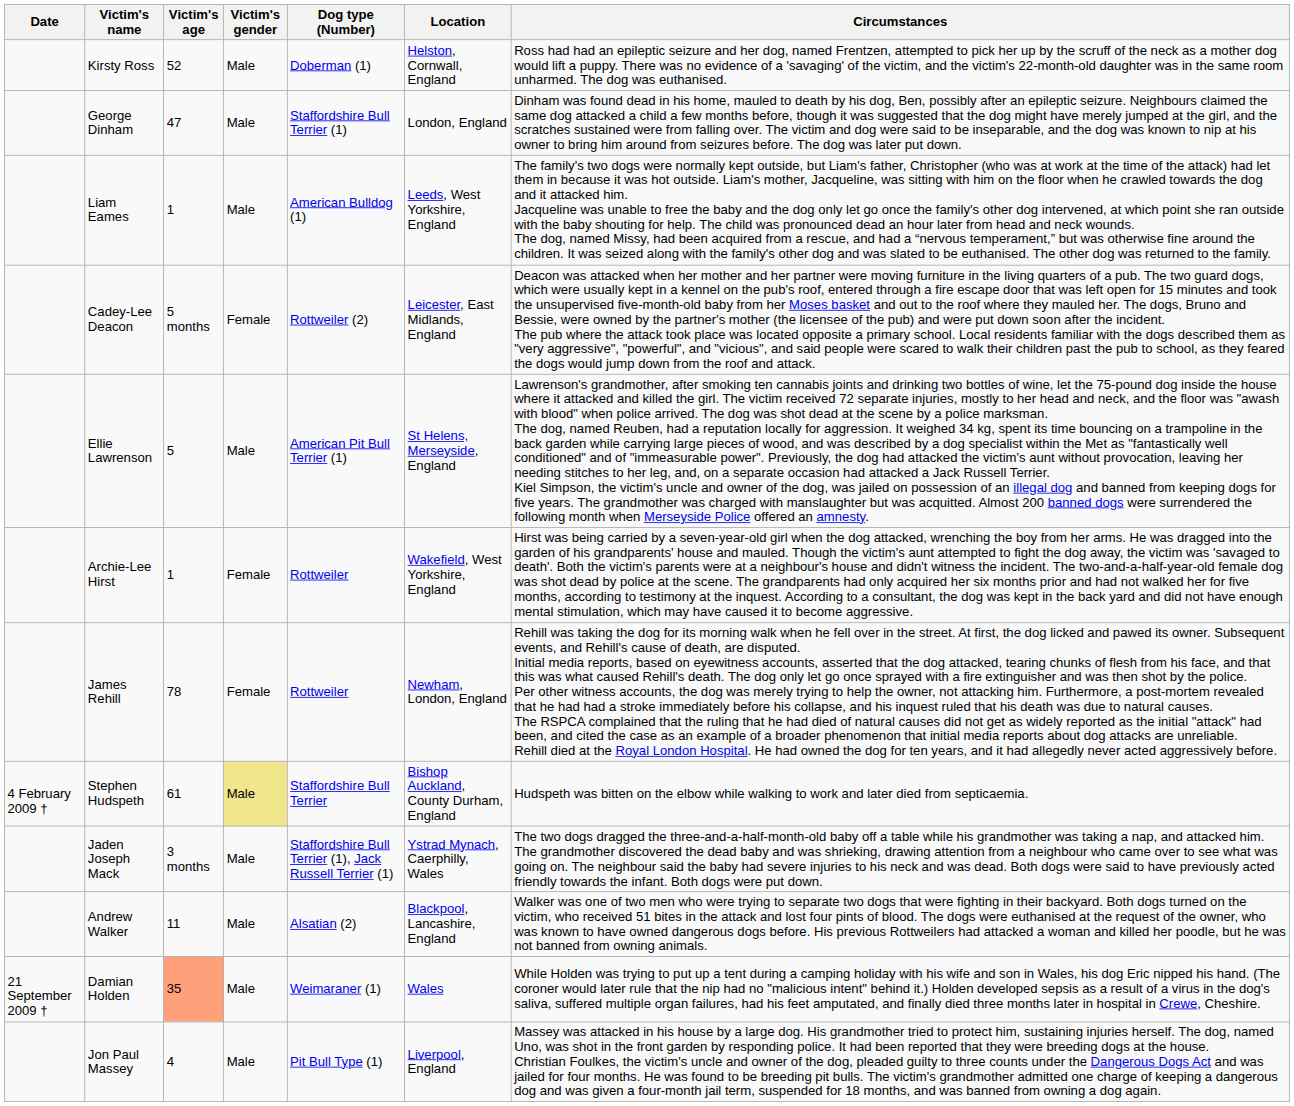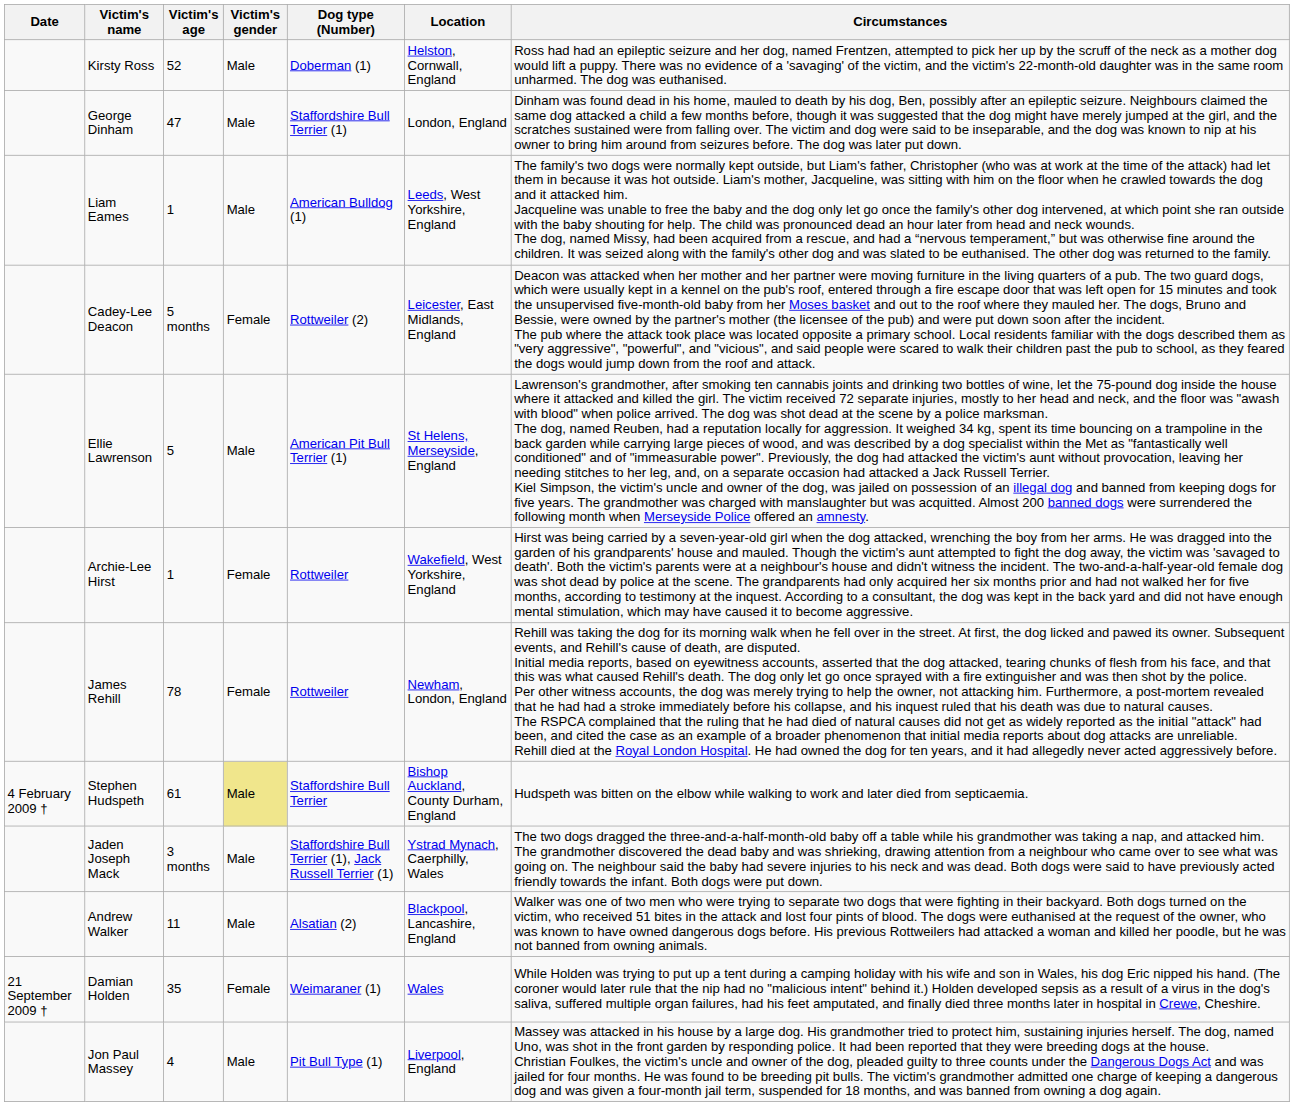(174, 989) lightsalmon background -> (174, 989) no background
(241, 989) Male -> (249, 989) Female
